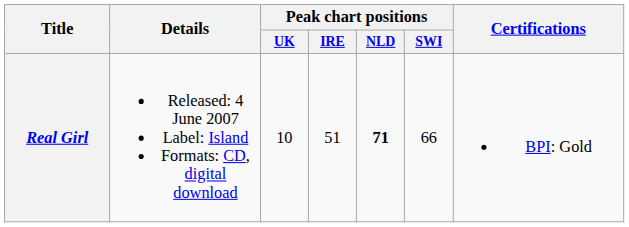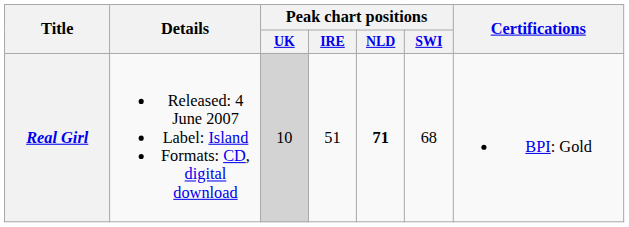(284, 137) no background -> (284, 137) lightgrey background
(429, 137) 66 -> (429, 137) 68
